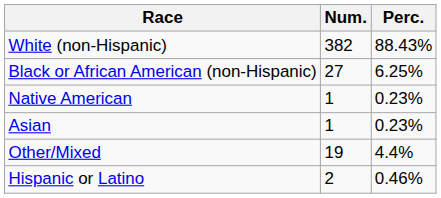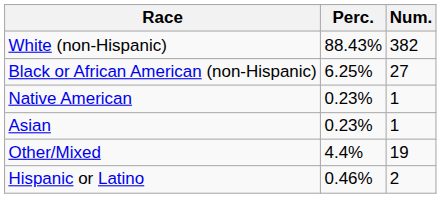columns swapped: (346, 17) <-> (403, 17)
